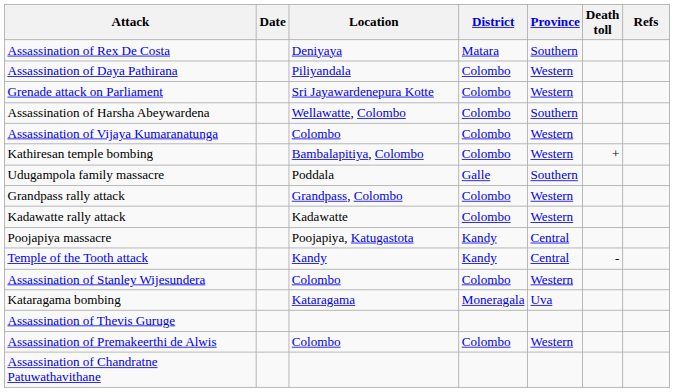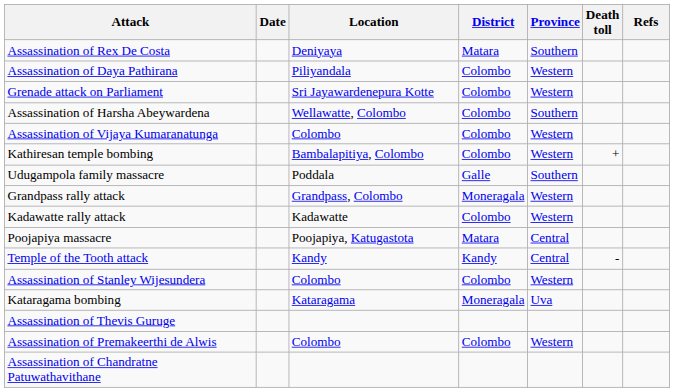(486, 196) Colombo -> (493, 196) Moneragala
(479, 237) Kandy -> (480, 237) Matara
